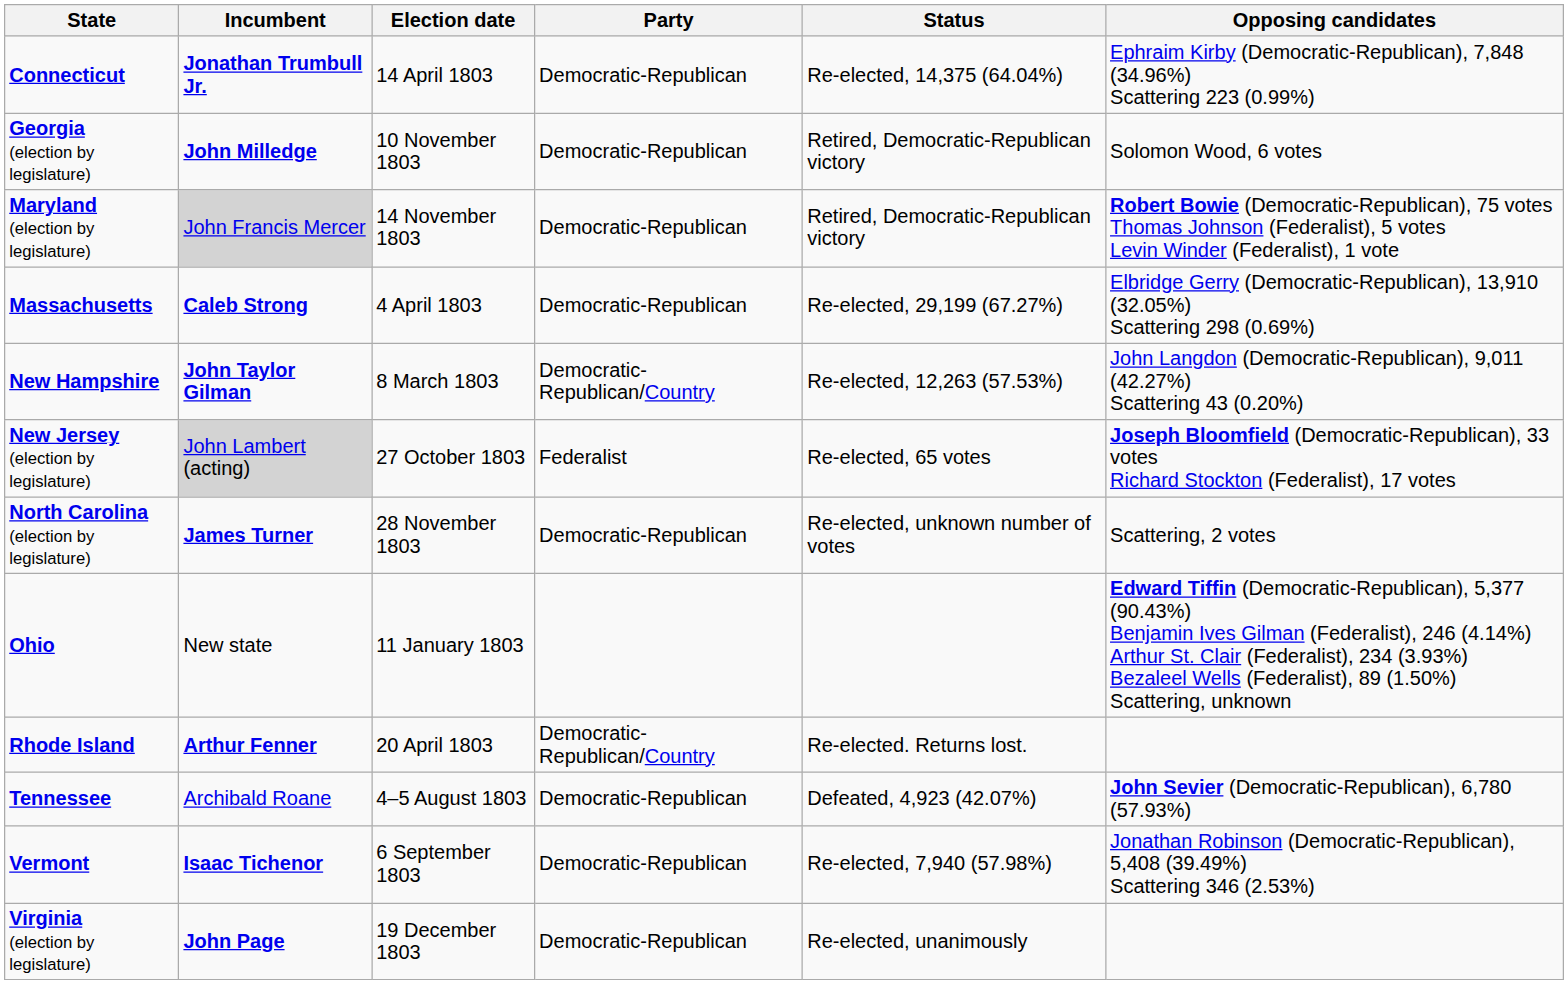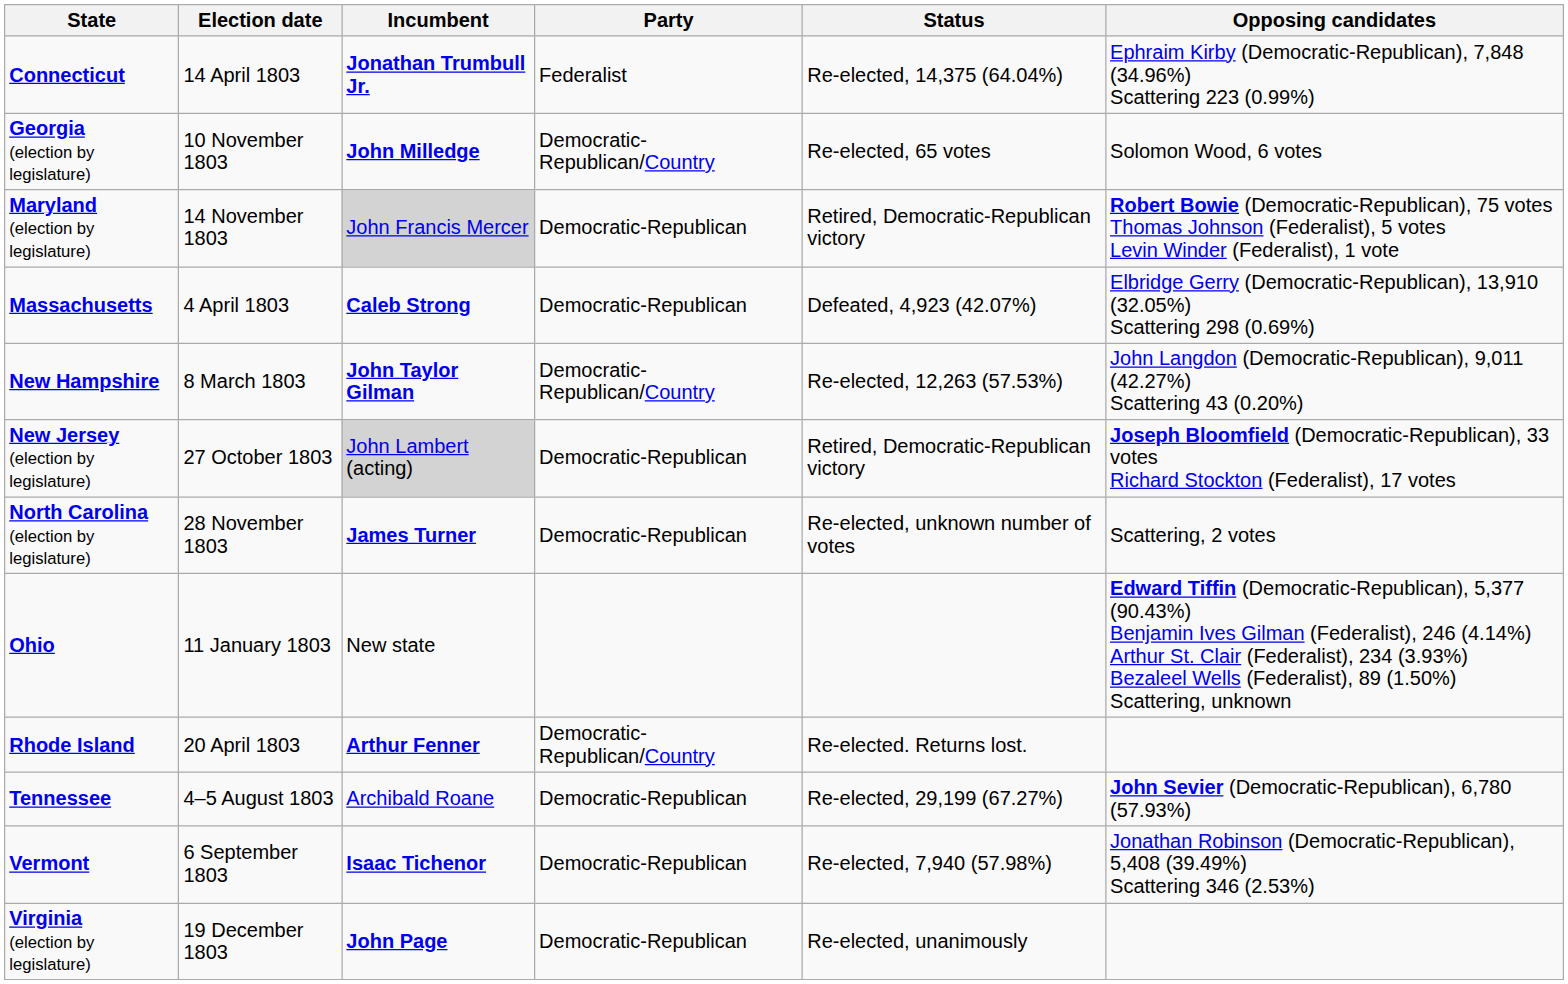columns swapped: (453, 20) <-> (275, 20)
(643, 74) Democratic-Republican -> (583, 74) Federalist
(643, 151) Democratic-Republican -> (627, 151) Democratic-Republican/Country
(949, 151) Retired, Democratic-Republican victory -> (899, 151) Re-elected, 65 votes
(935, 304) Re-elected, 29,199 (67.27%) -> (922, 304) Defeated, 4,923 (42.07%)
(583, 458) Federalist -> (643, 458) Democratic-Republican
(899, 458) Re-elected, 65 votes -> (949, 458) Retired, Democratic-Republican victory
(922, 798) Defeated, 4,923 (42.07%) -> (935, 798) Re-elected, 29,199 (67.27%)
